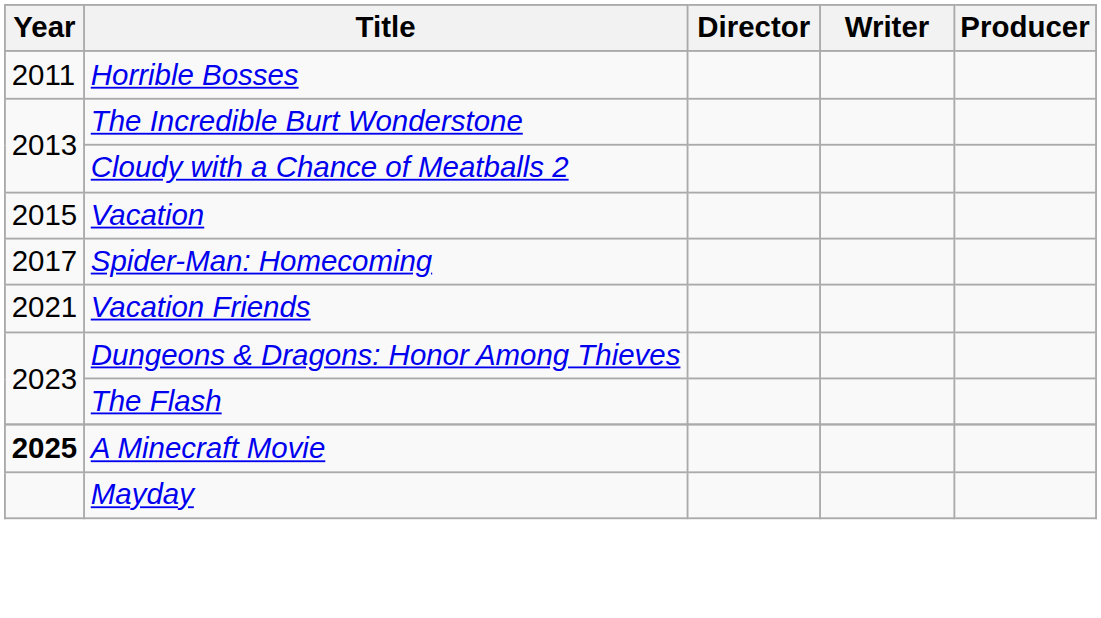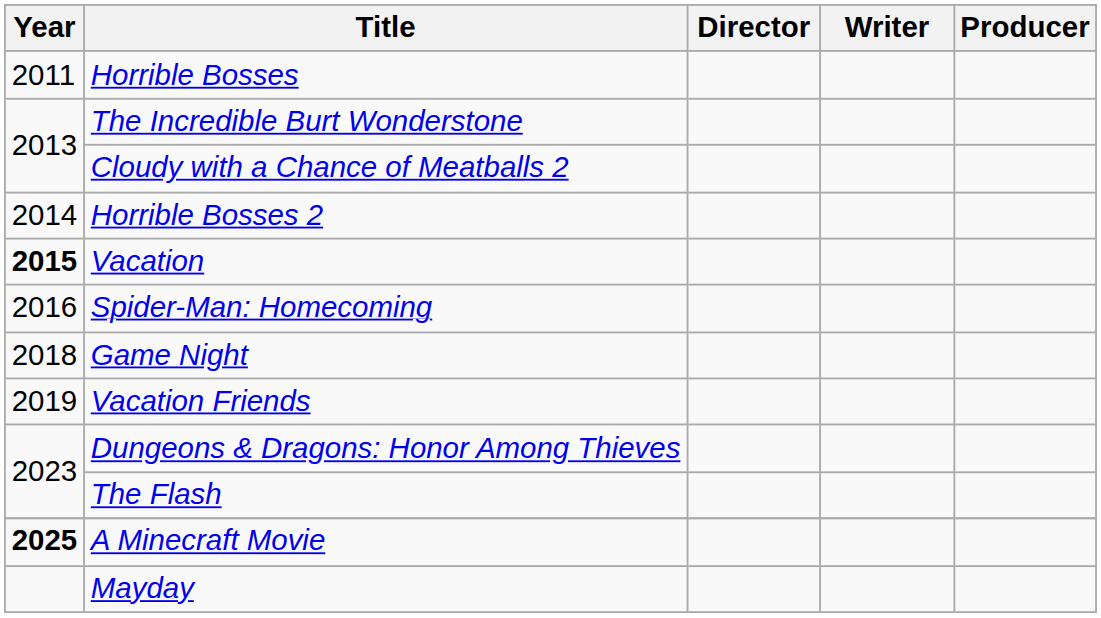+ row: (207, 214)
(44, 214) normal -> (44, 261) bold
(44, 261) 2017 -> (44, 307) 2016
+ row: (169, 354)
(44, 307) 2021 -> (44, 401) 2019
